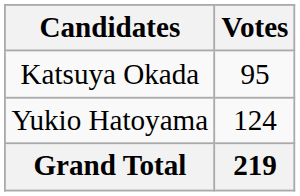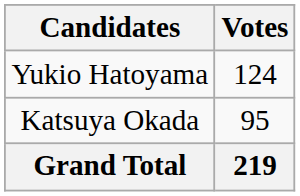rows swapped: (110, 119) <-> (110, 73)
